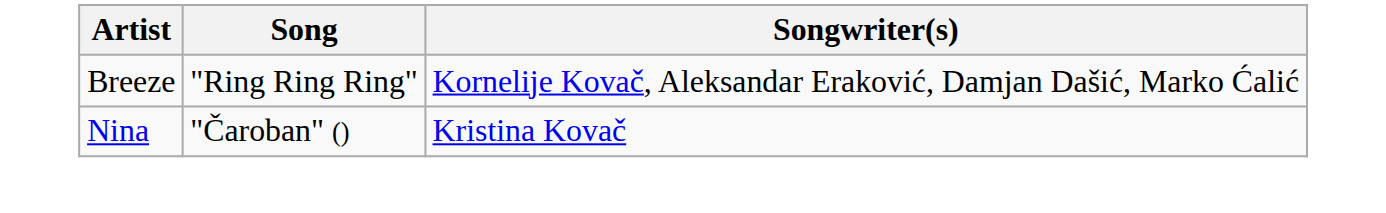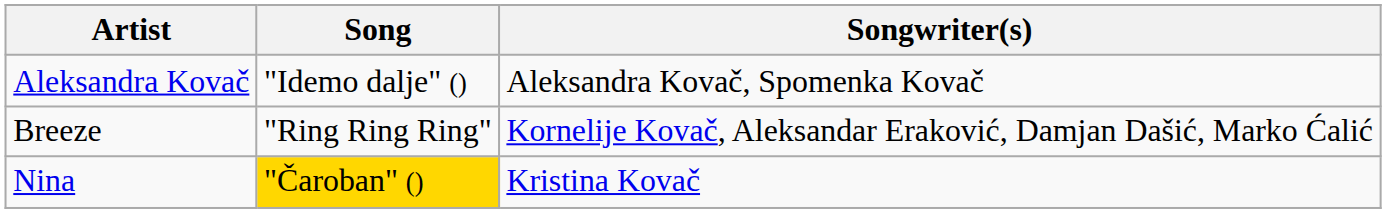+ row: (131, 80)
(270, 130) no background -> (344, 181) gold background
